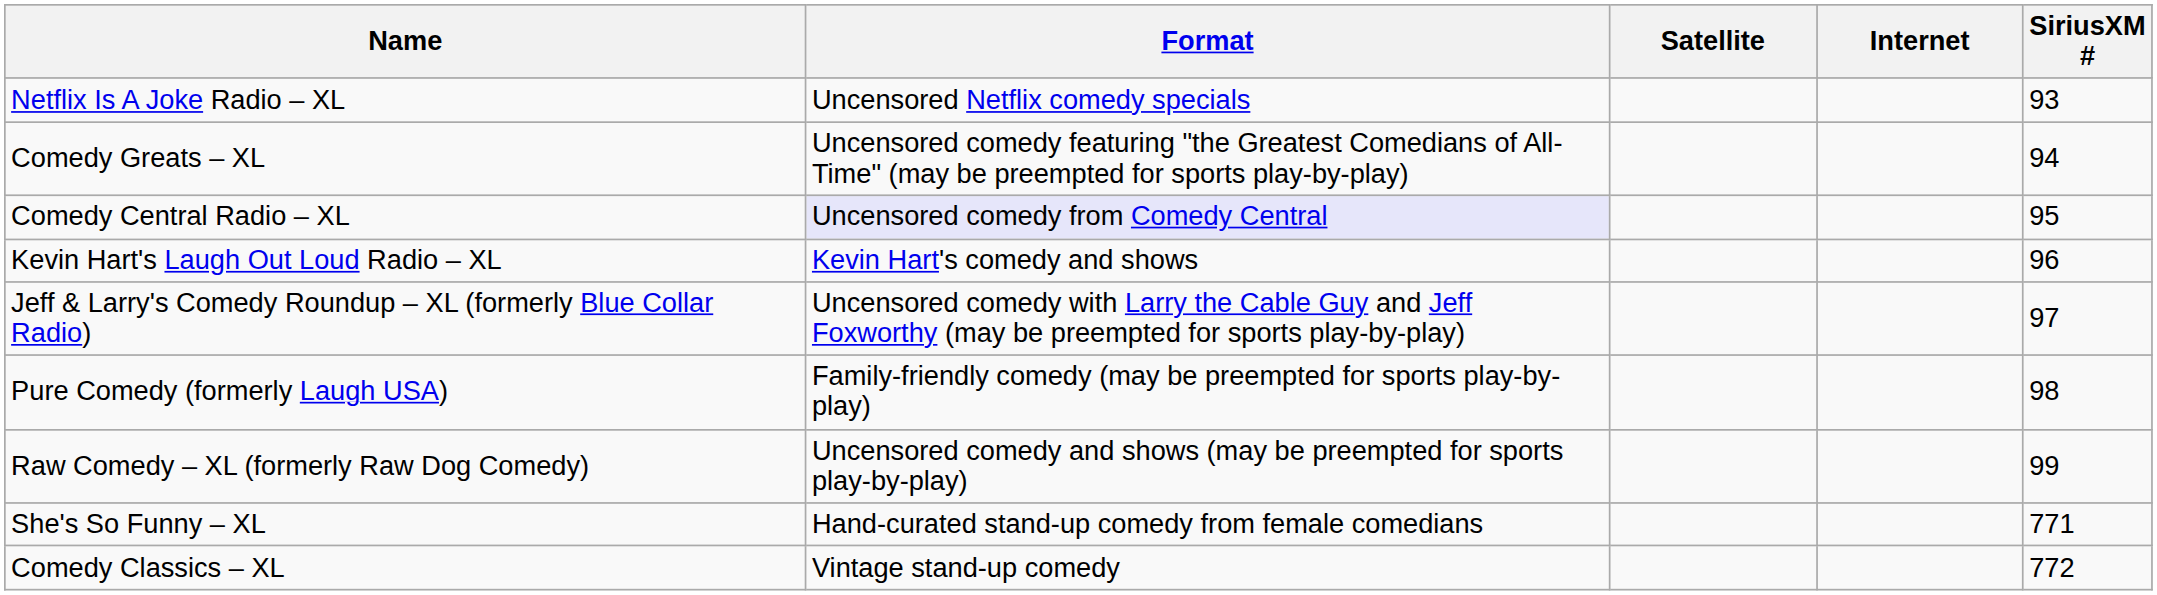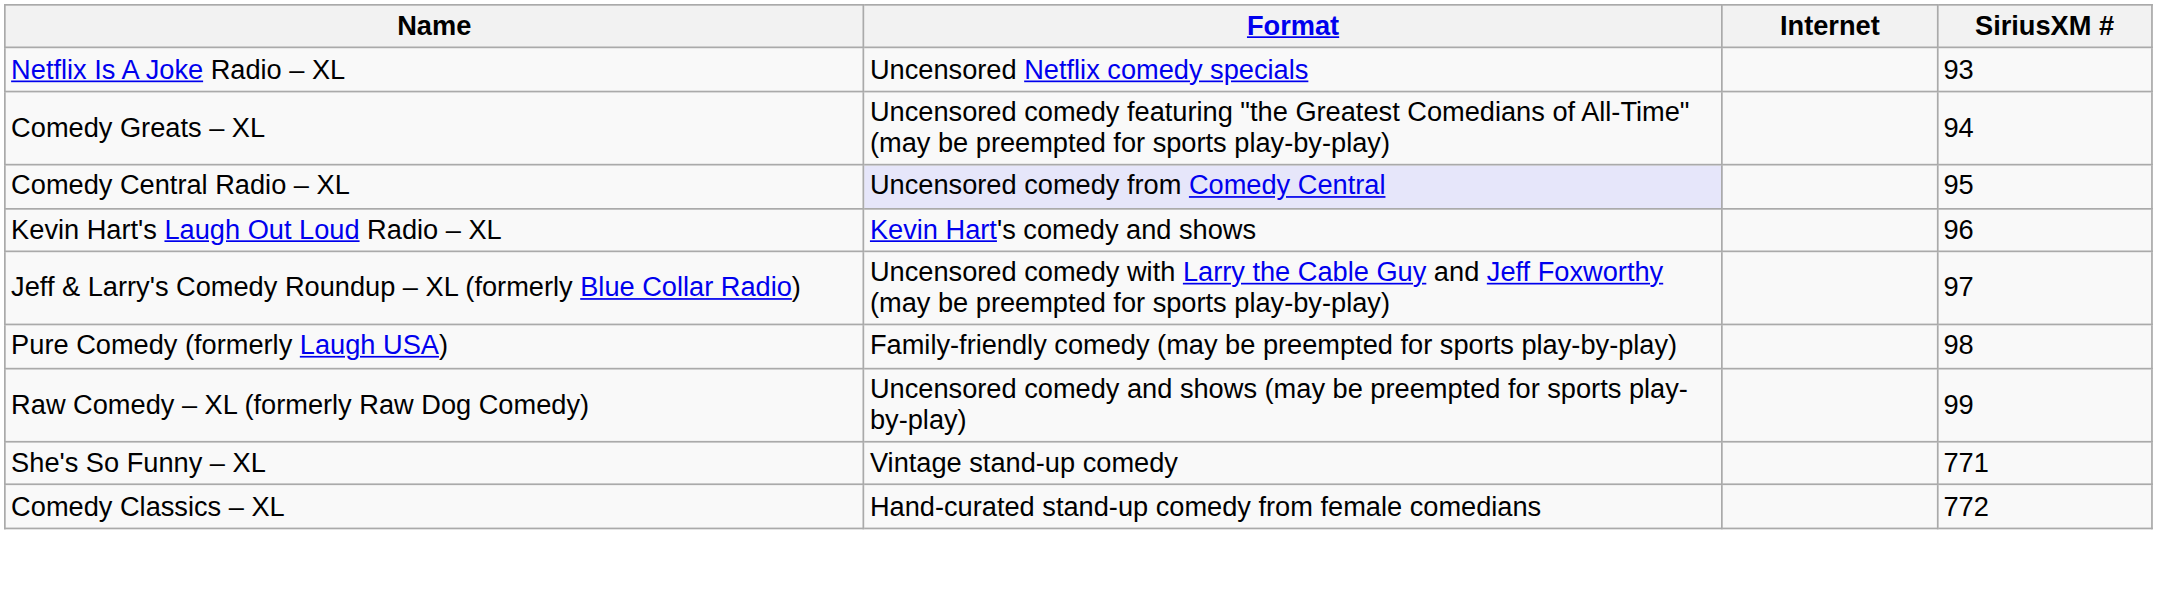- column: (1713, 41)
(1148, 524) Hand-curated stand-up comedy from female comedians -> (1024, 462) Vintage stand-up comedy
(966, 567) Vintage stand-up comedy -> (1206, 506) Hand-curated stand-up comedy from female comedians
